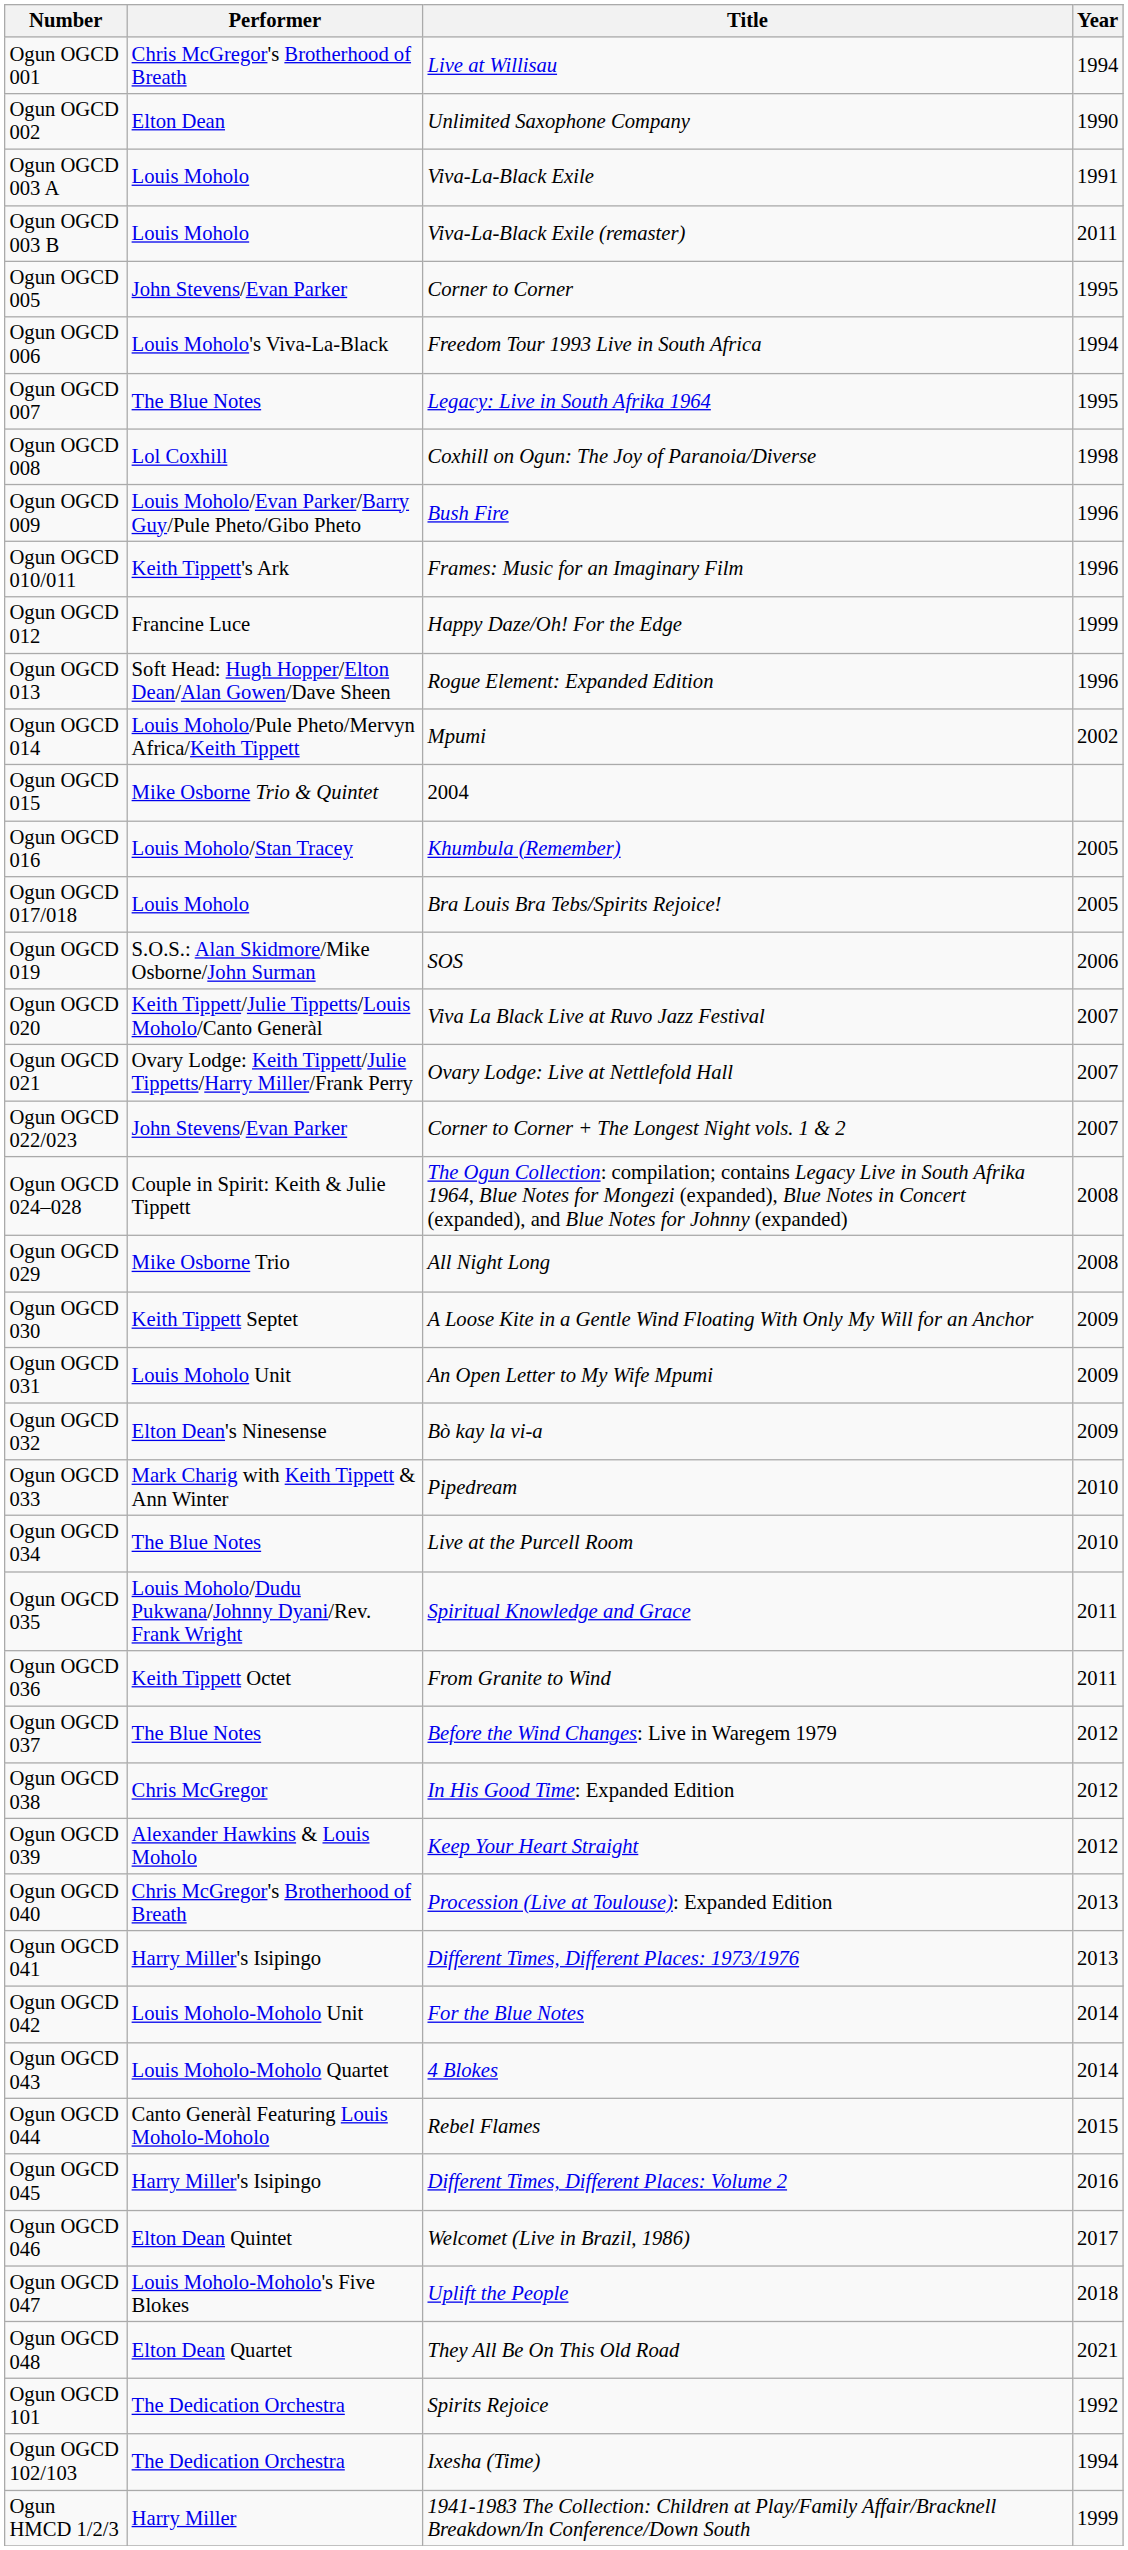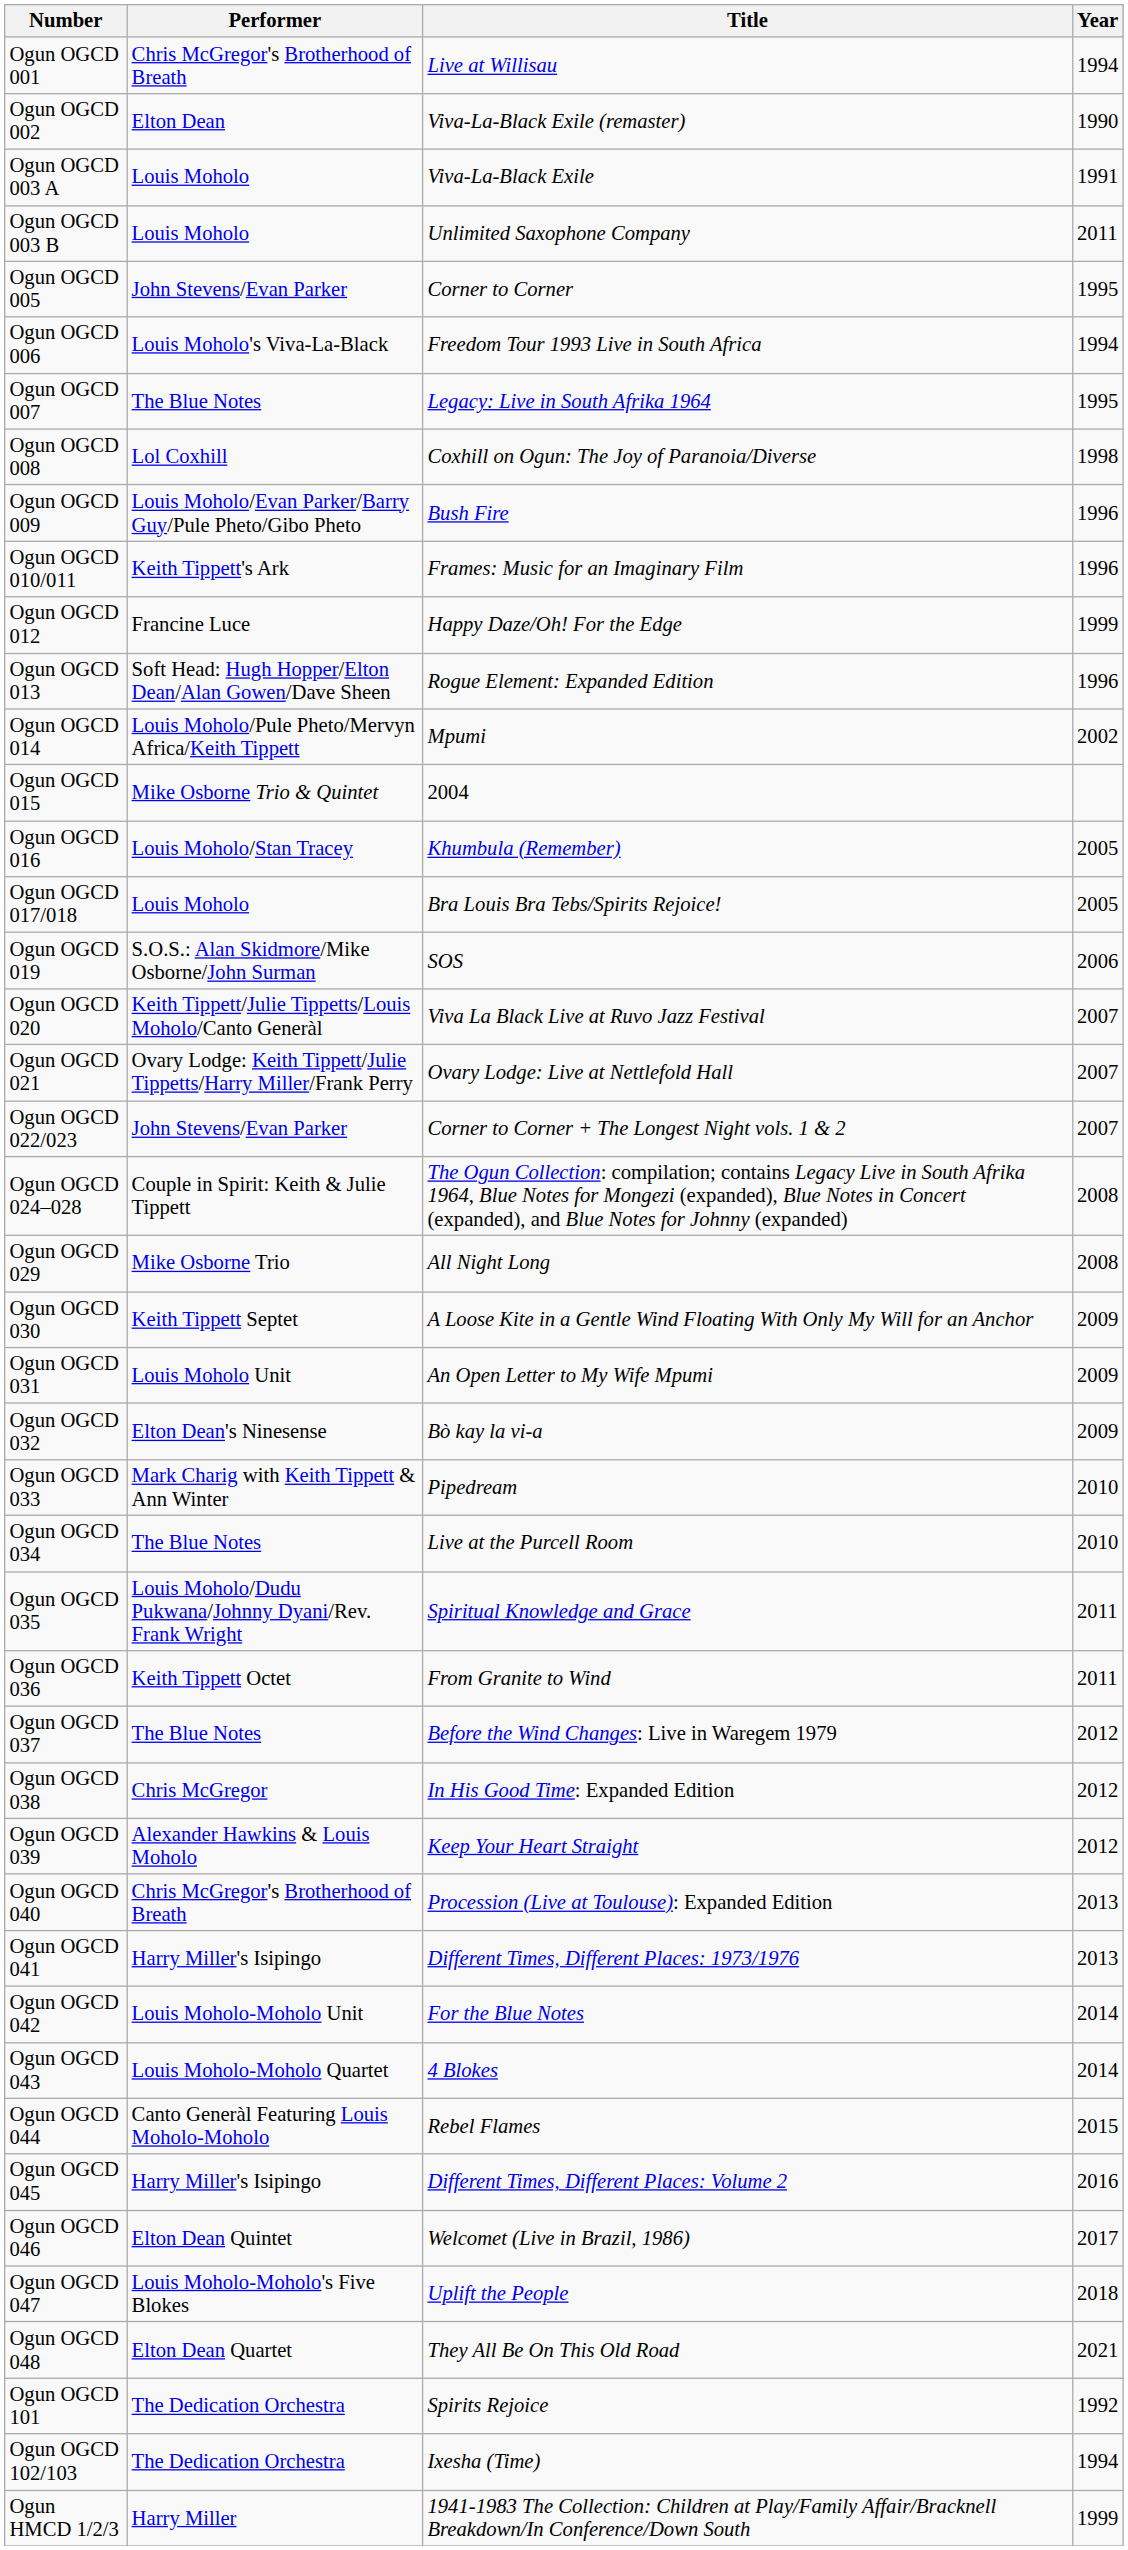(559, 121) Unlimited Saxophone Company -> (556, 121) Viva-La-Black Exile (remaster)
(556, 233) Viva-La-Black Exile (remaster) -> (559, 233) Unlimited Saxophone Company
